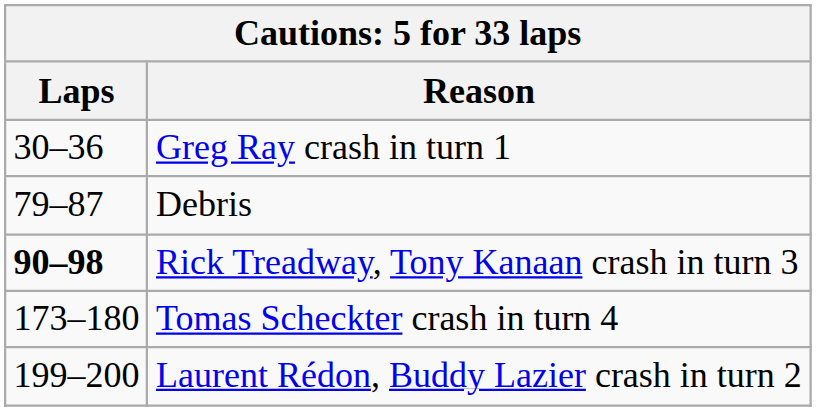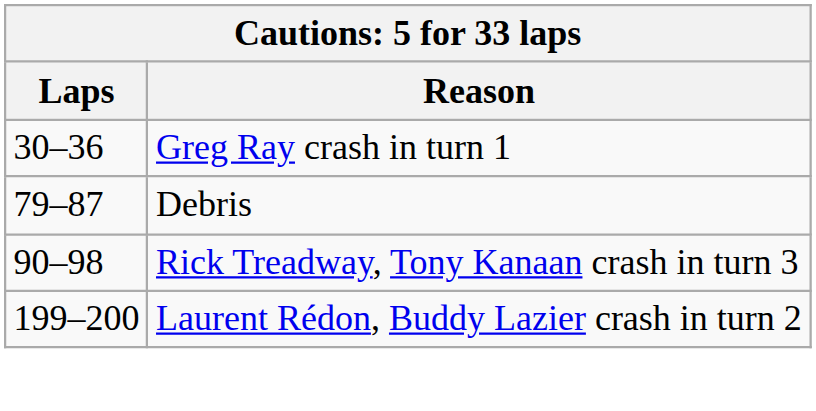(58, 261) bold -> (58, 261) normal
- row: (387, 318)
